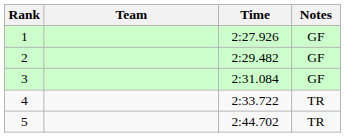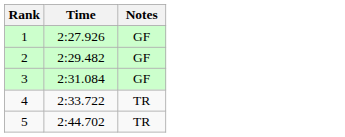- column: (131, 15)
